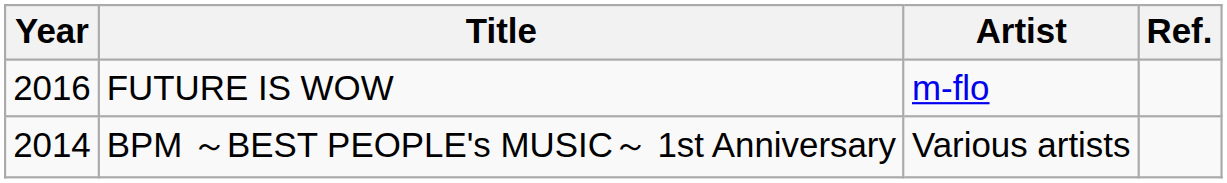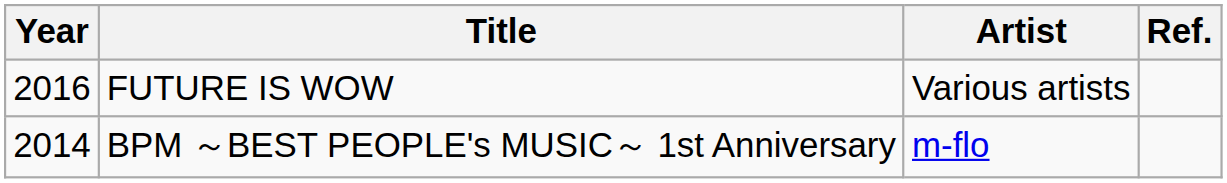(951, 87) m-flo -> (1021, 87) Various artists
(1021, 146) Various artists -> (951, 146) m-flo
